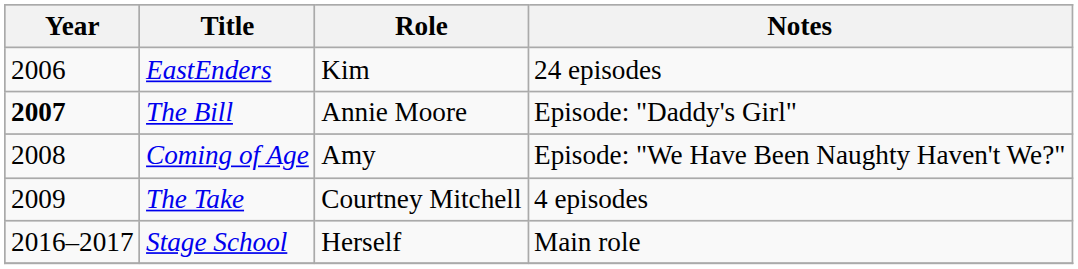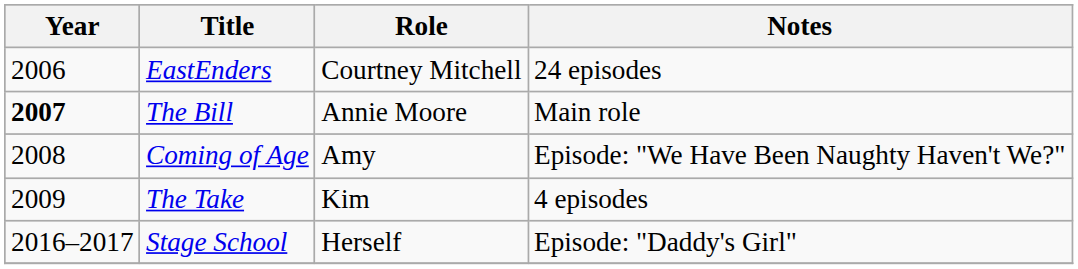(345, 69) Kim -> (421, 69) Courtney Mitchell
(665, 112) Episode: "Daddy's Girl" -> (587, 112) Main role
(421, 198) Courtney Mitchell -> (345, 198) Kim
(587, 241) Main role -> (665, 241) Episode: "Daddy's Girl"
